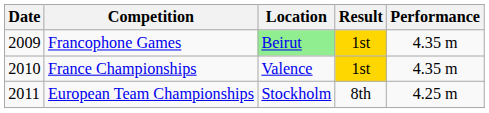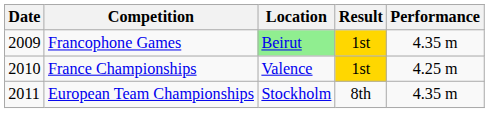(435, 68) 4.35 m -> (435, 68) 4.25 m
(435, 94) 4.25 m -> (435, 94) 4.35 m
